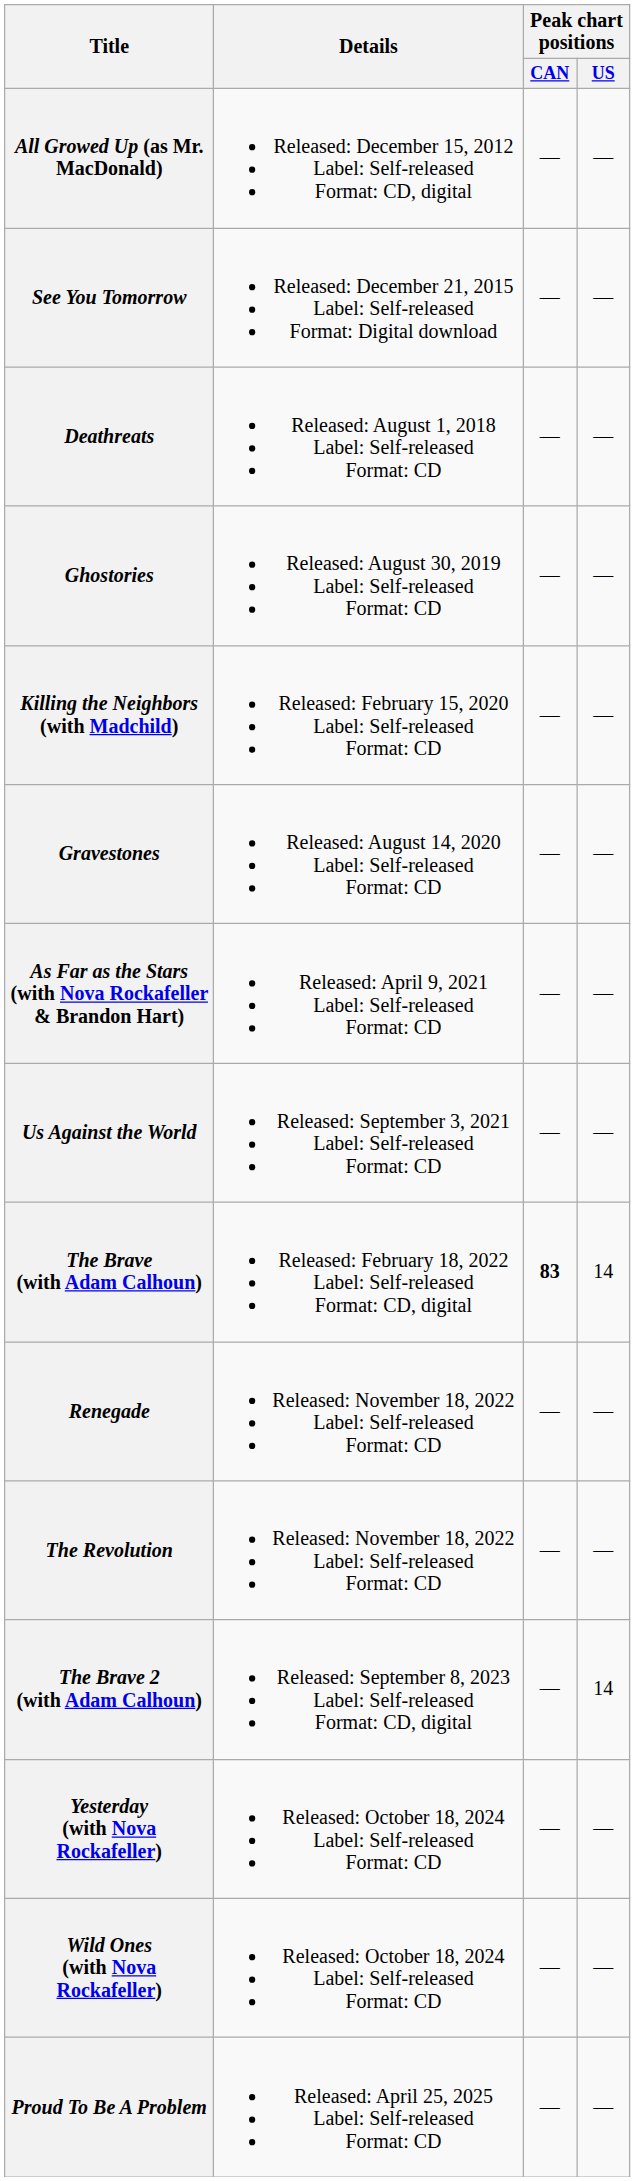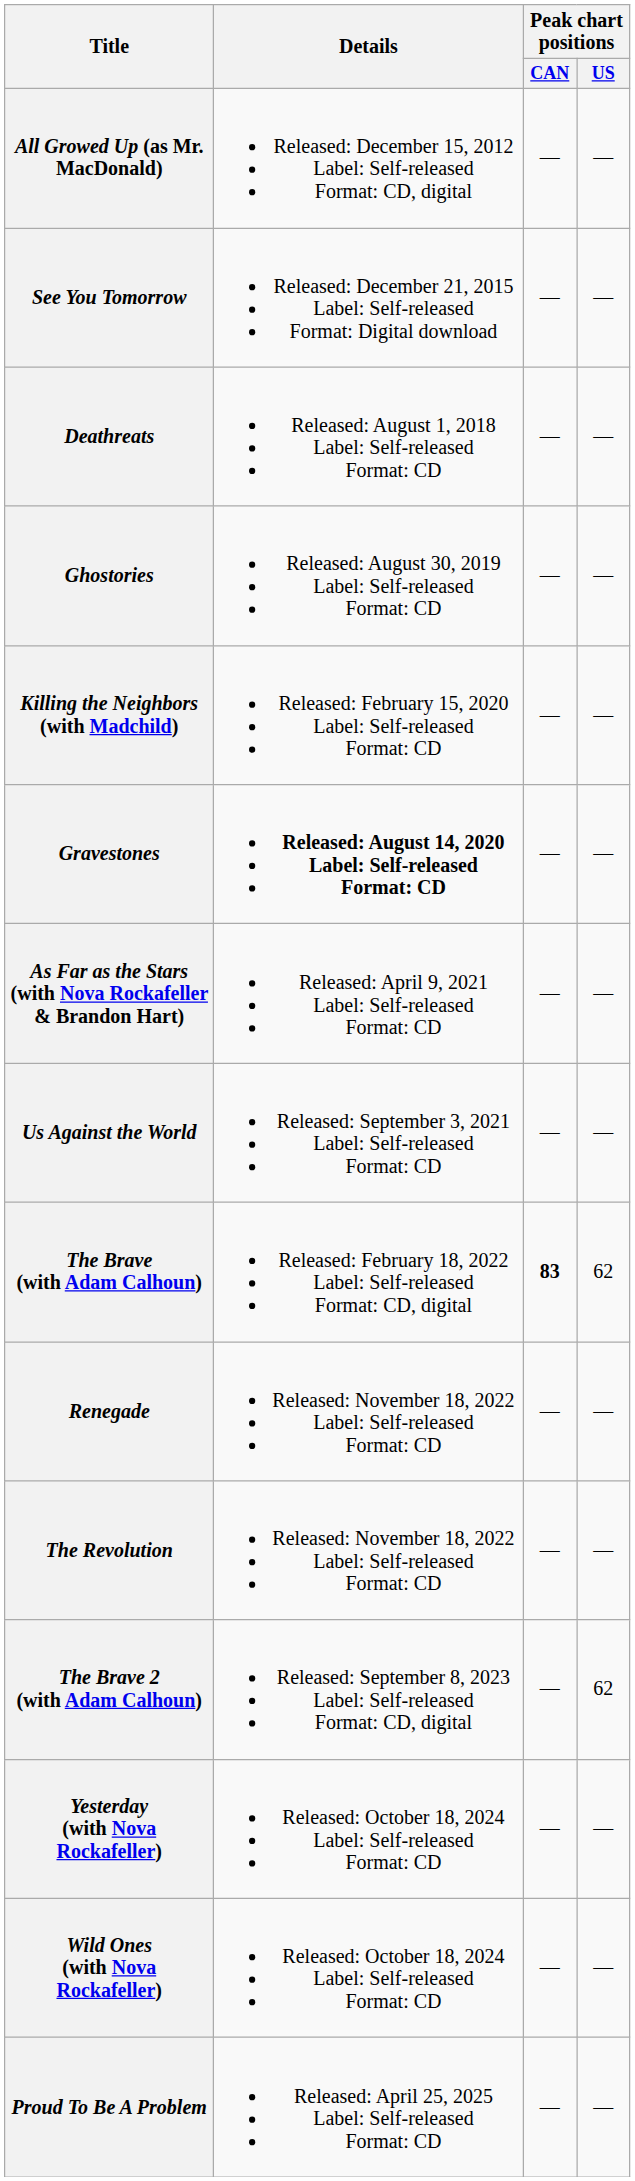(368, 865) normal -> (368, 865) bold
(603, 1271) 14 -> (603, 1271) 62
(603, 1689) 14 -> (603, 1689) 62
